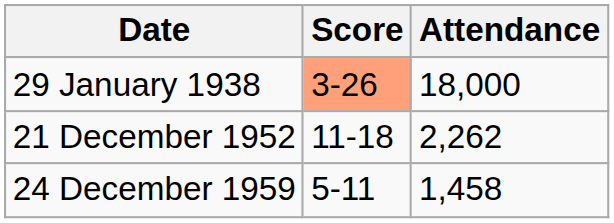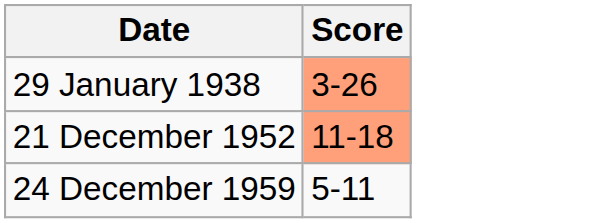- column: (510, 30)
(352, 136) no background -> (352, 136) lightsalmon background
